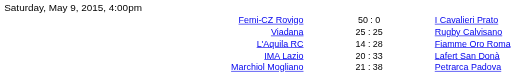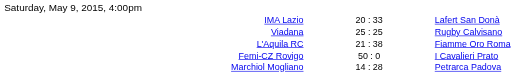rows swapped: (284, 55) <-> (271, 20)
(369, 44) 14 : 28 -> (369, 44) 21 : 38
(369, 67) 21 : 38 -> (369, 67) 14 : 28
